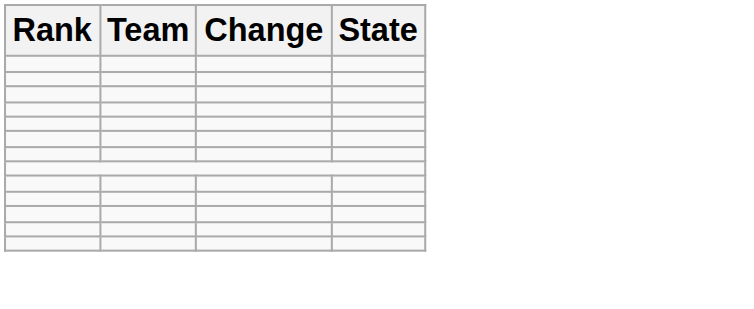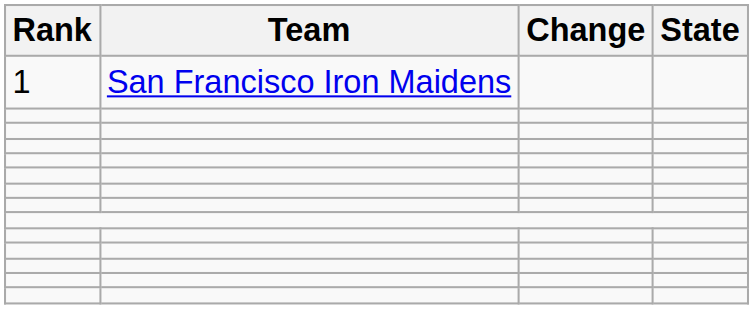+ row: (22, 81)
